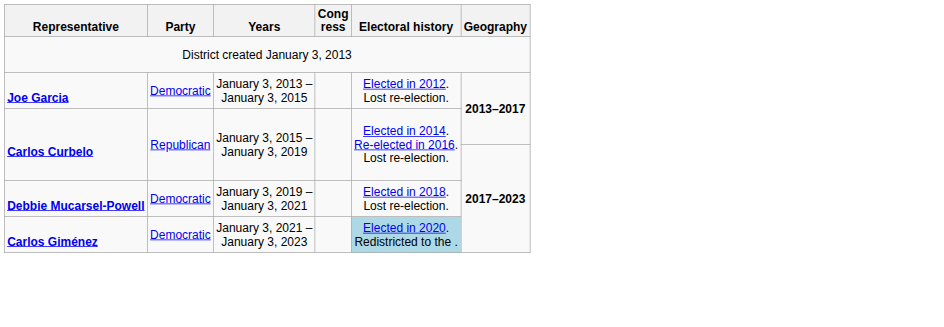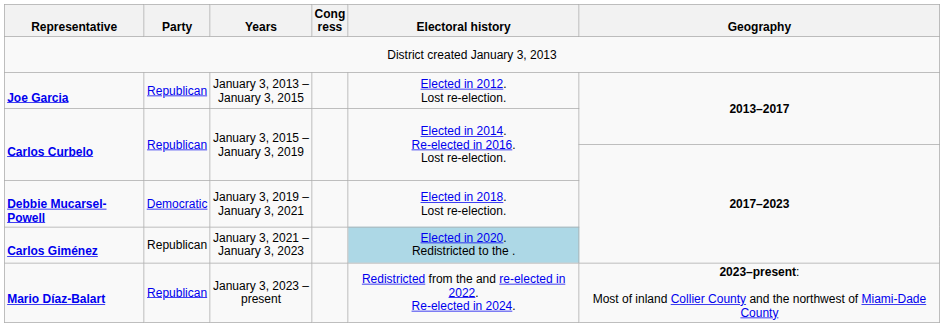(180, 91) Democratic -> (177, 91) Republican
(180, 235) Democratic -> (177, 245) Republican
+ row: (56, 299)
